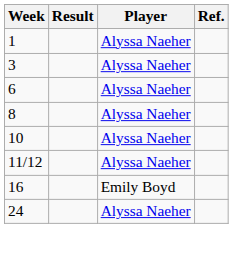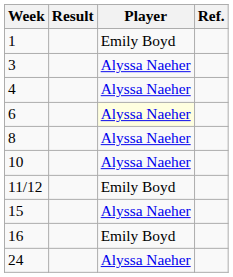(146, 41) Alyssa Naeher -> (138, 41) Emily Boyd
+ row: (12, 89)
(146, 89) no background -> (146, 114) lightyellow background
(146, 162) Alyssa Naeher -> (138, 187) Emily Boyd
+ row: (16, 211)
